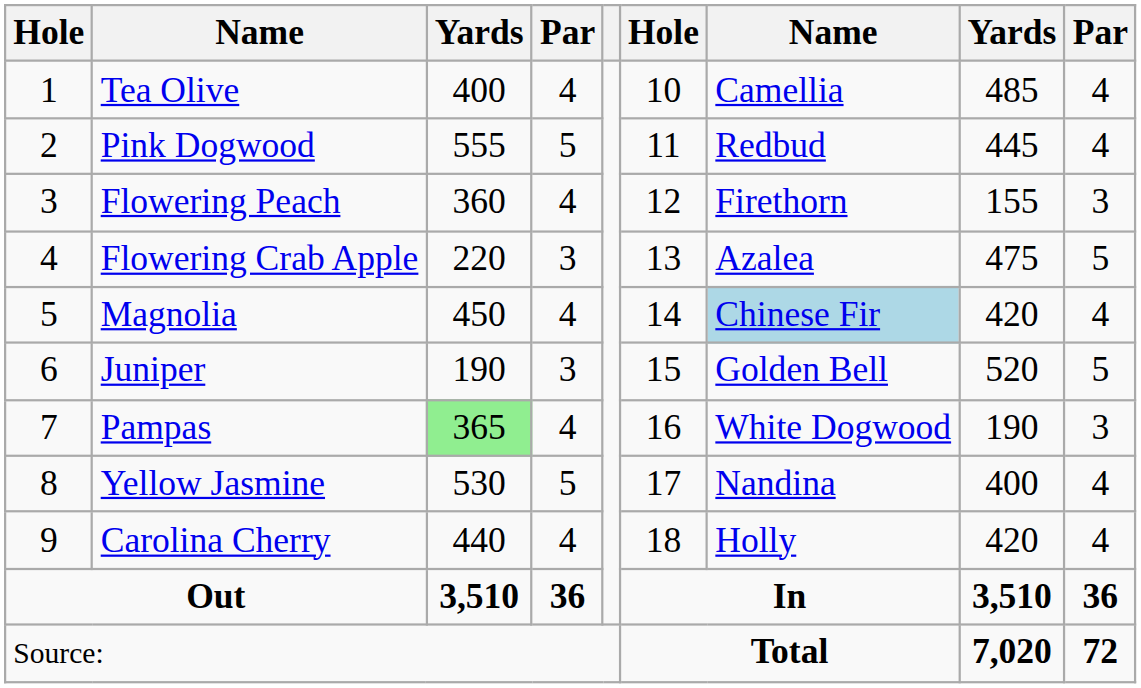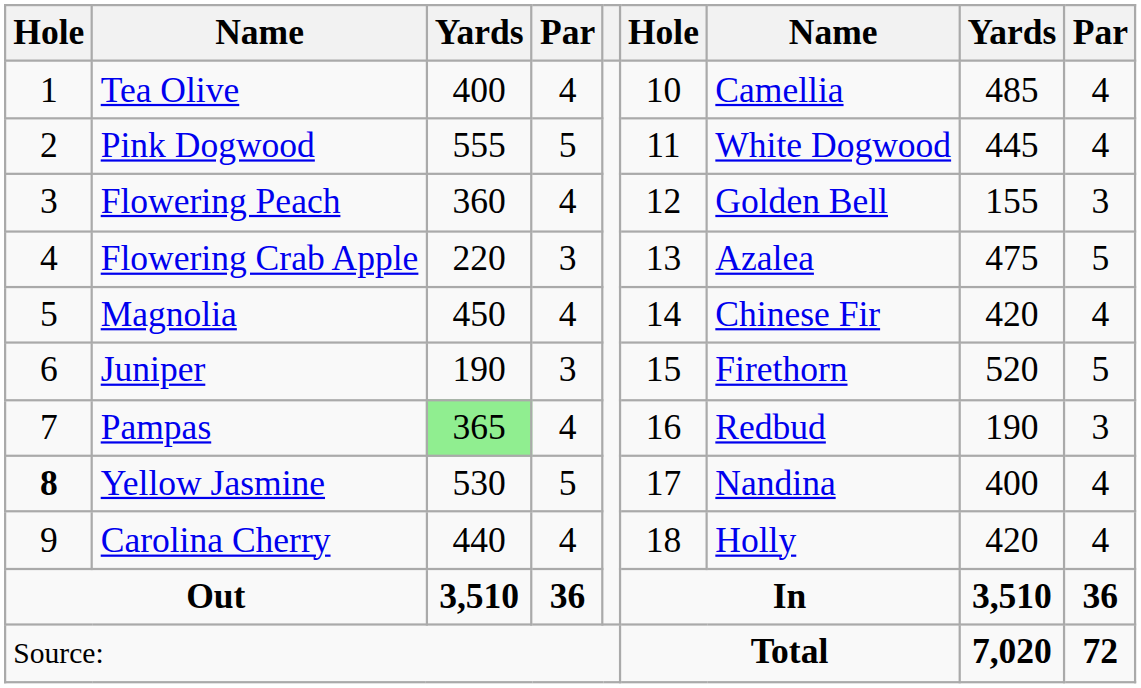(771, 145) Redbud -> (833, 145) White Dogwood
(781, 201) Firethorn -> (802, 201) Golden Bell
(798, 314) lightblue background -> (798, 314) no background
(802, 370) Golden Bell -> (781, 370) Firethorn
(833, 426) White Dogwood -> (771, 426) Redbud
(49, 483) normal -> (49, 483) bold
